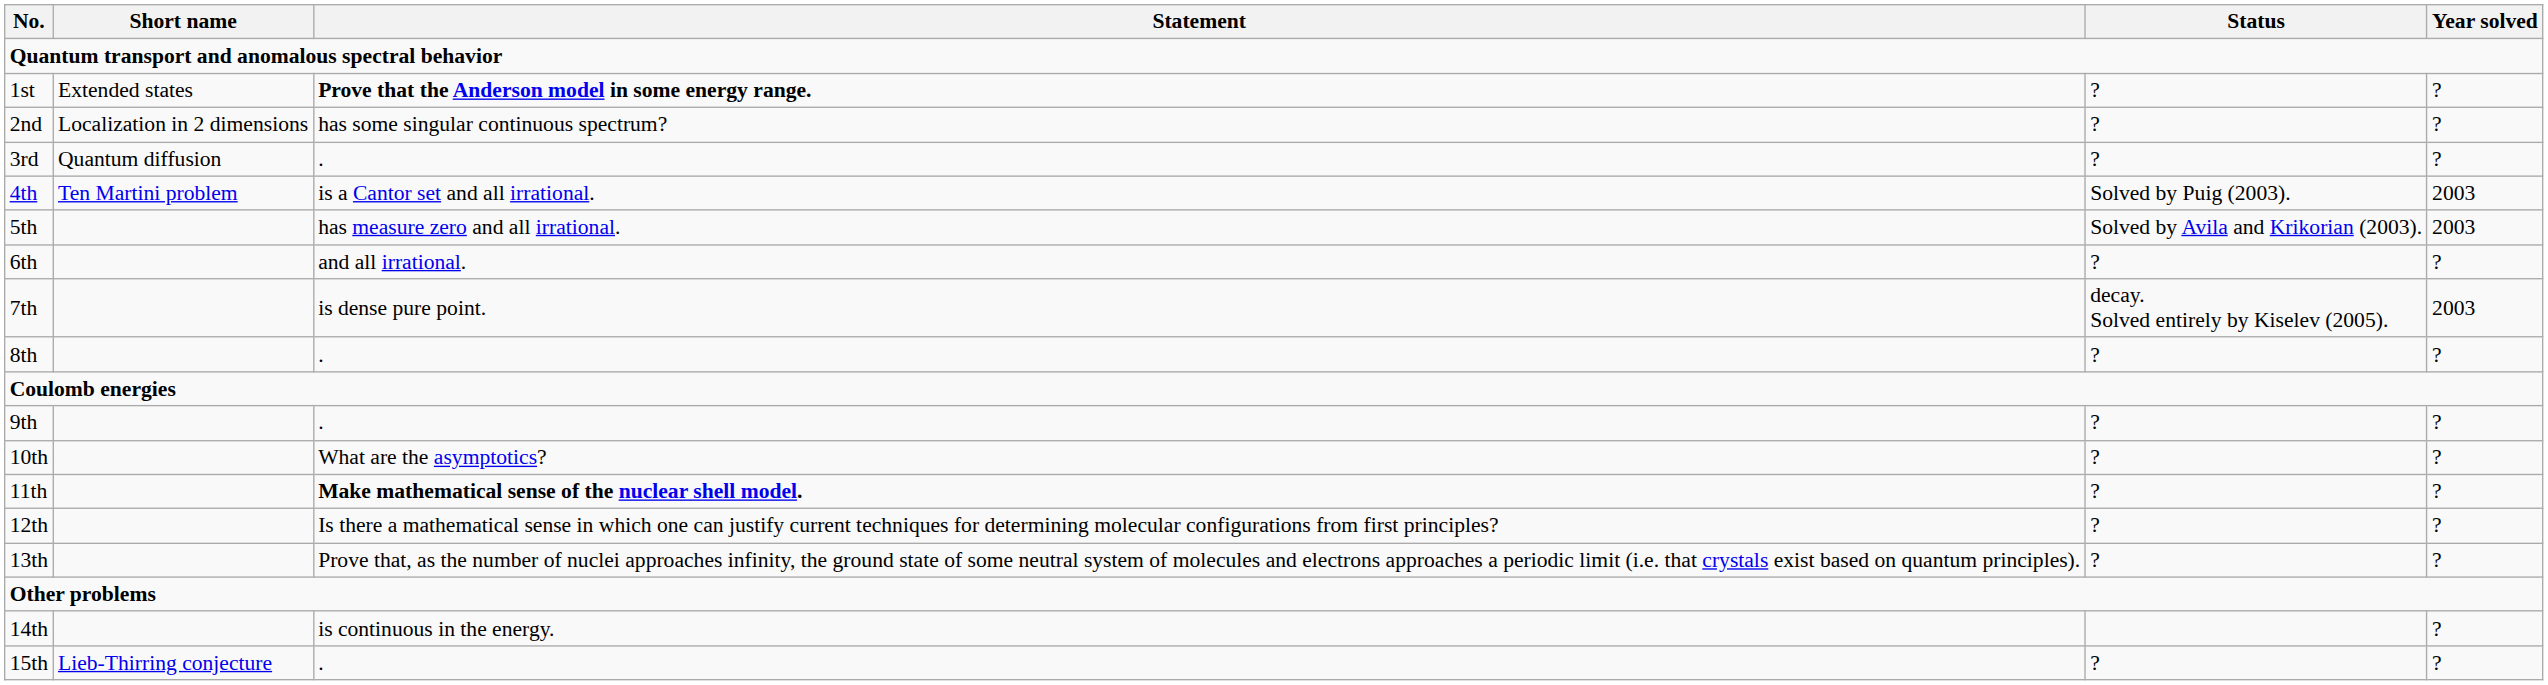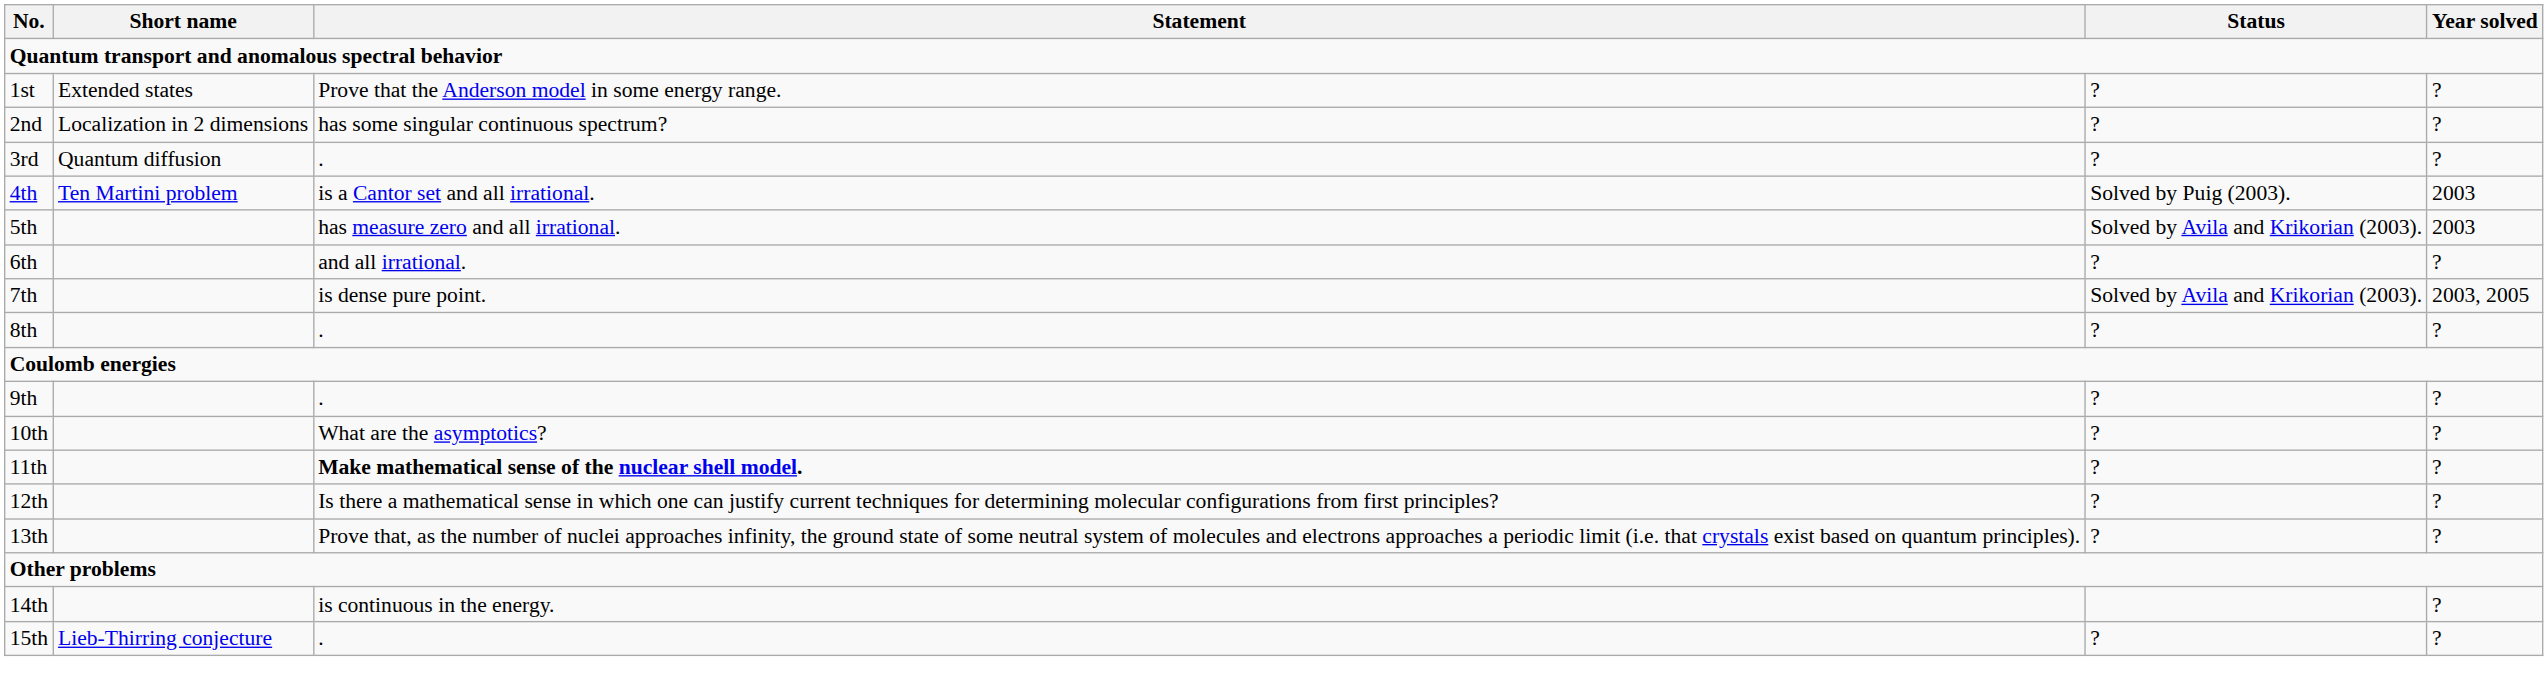(565, 90) bold -> (550, 90) normal
(2239, 307) decay. Solved entirely by Kiselev (2005). -> (2256, 295) Solved by Avila and Krikorian (2003).
(2454, 307) 2003 -> (2481, 295) 2003, 2005
